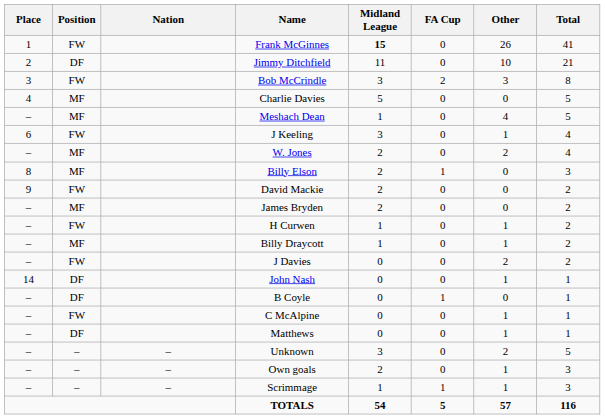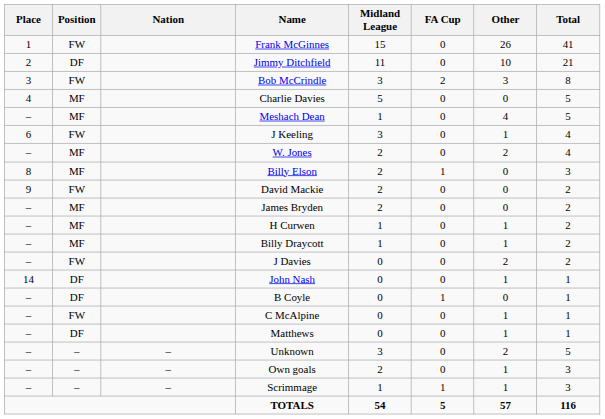(380, 44) bold -> (380, 44) normal
(77, 225) FW -> (77, 225) MF
